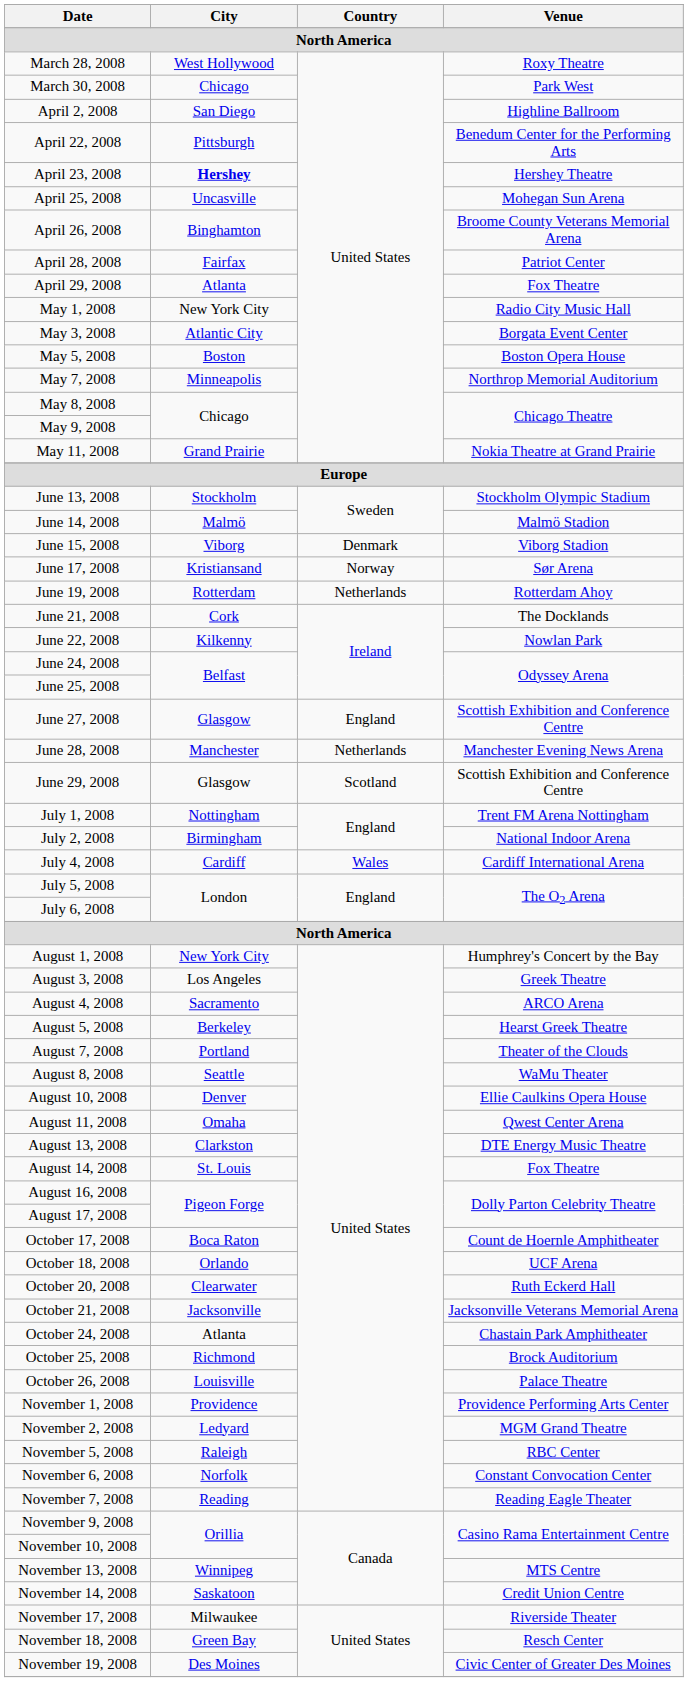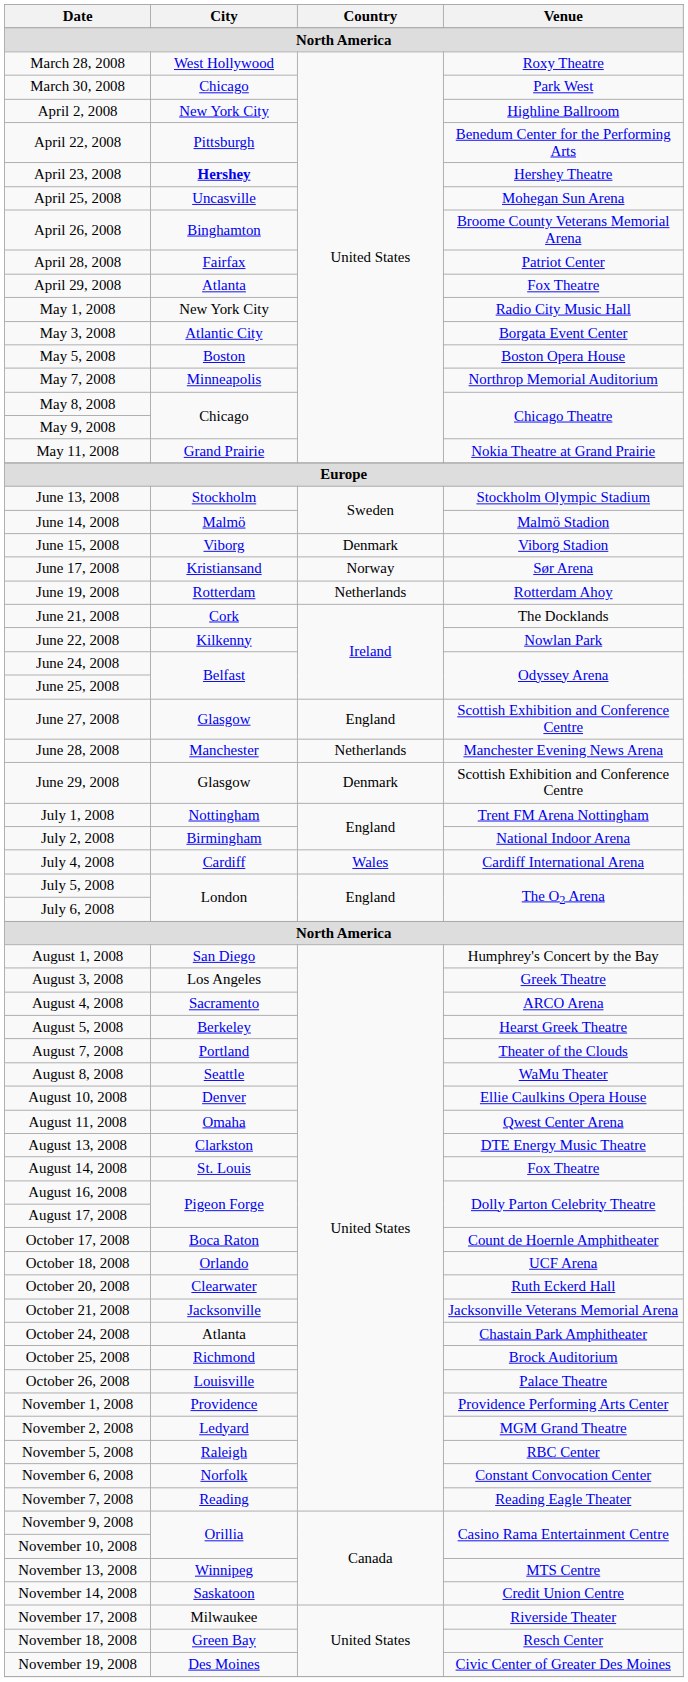(224, 110) San Diego -> (224, 110) New York City
(370, 782) Scotland -> (370, 782) Denmark
(224, 956) New York City -> (224, 956) San Diego
